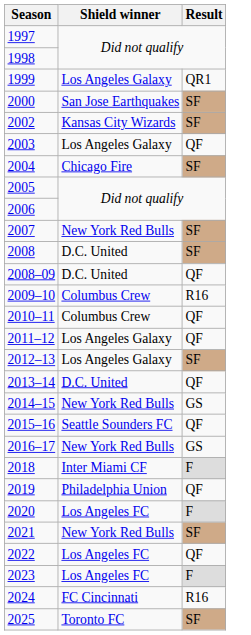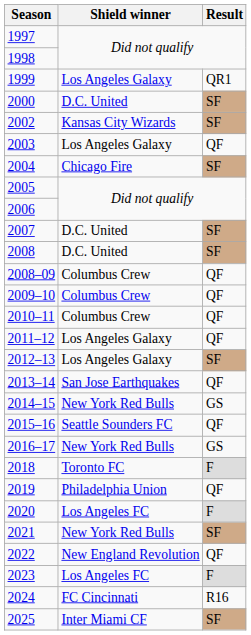(120, 101) San Jose Earthquakes -> (94, 101) D.C. United
(118, 230) New York Red Bulls -> (94, 230) D.C. United
(94, 274) D.C. United -> (106, 274) Columbus Crew
(197, 295) R16 -> (215, 295) QF
(94, 381) D.C. United -> (120, 381) San Jose Earthquakes
(104, 468) Inter Miami CF -> (93, 468) Toronto FC
(105, 554) Los Angeles FC -> (131, 554) New England Revolution
(93, 619) Toronto FC -> (104, 619) Inter Miami CF
